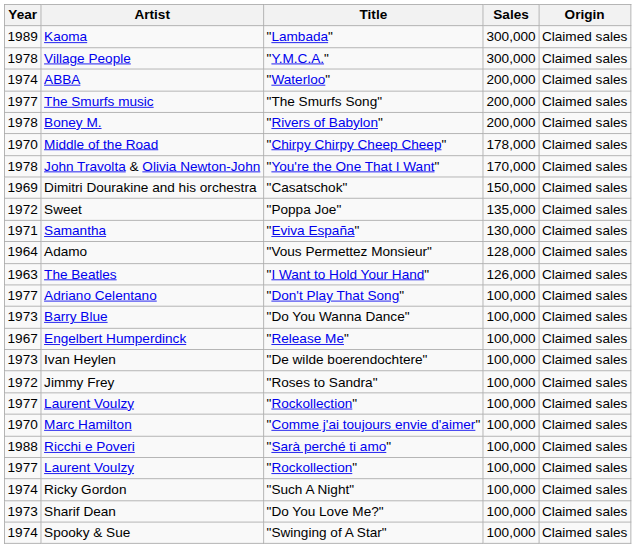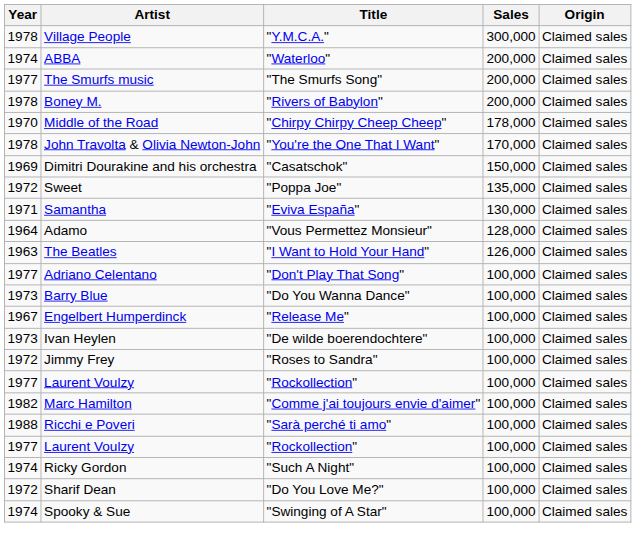- row: (66, 36)
(23, 425) 1970 -> (23, 403) 1982
(23, 511) 1973 -> (23, 489) 1972
